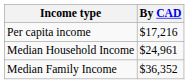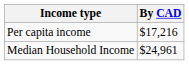- row: (62, 69)
